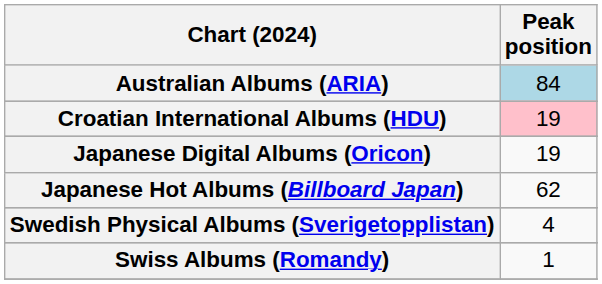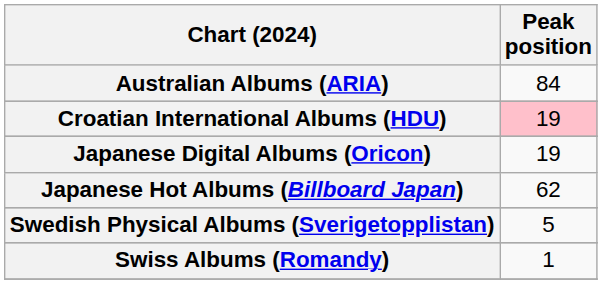(548, 82) lightblue background -> (548, 82) no background
(548, 225) 4 -> (548, 225) 5
